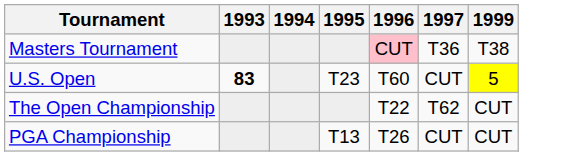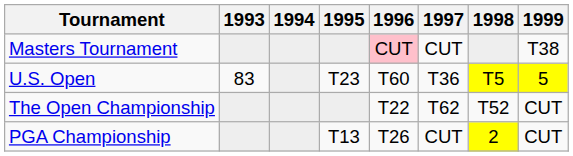+ column: (493, 19)
(444, 49) T36 -> (444, 49) CUT
(244, 78) bold -> (244, 78) normal
(444, 78) CUT -> (444, 78) T36
